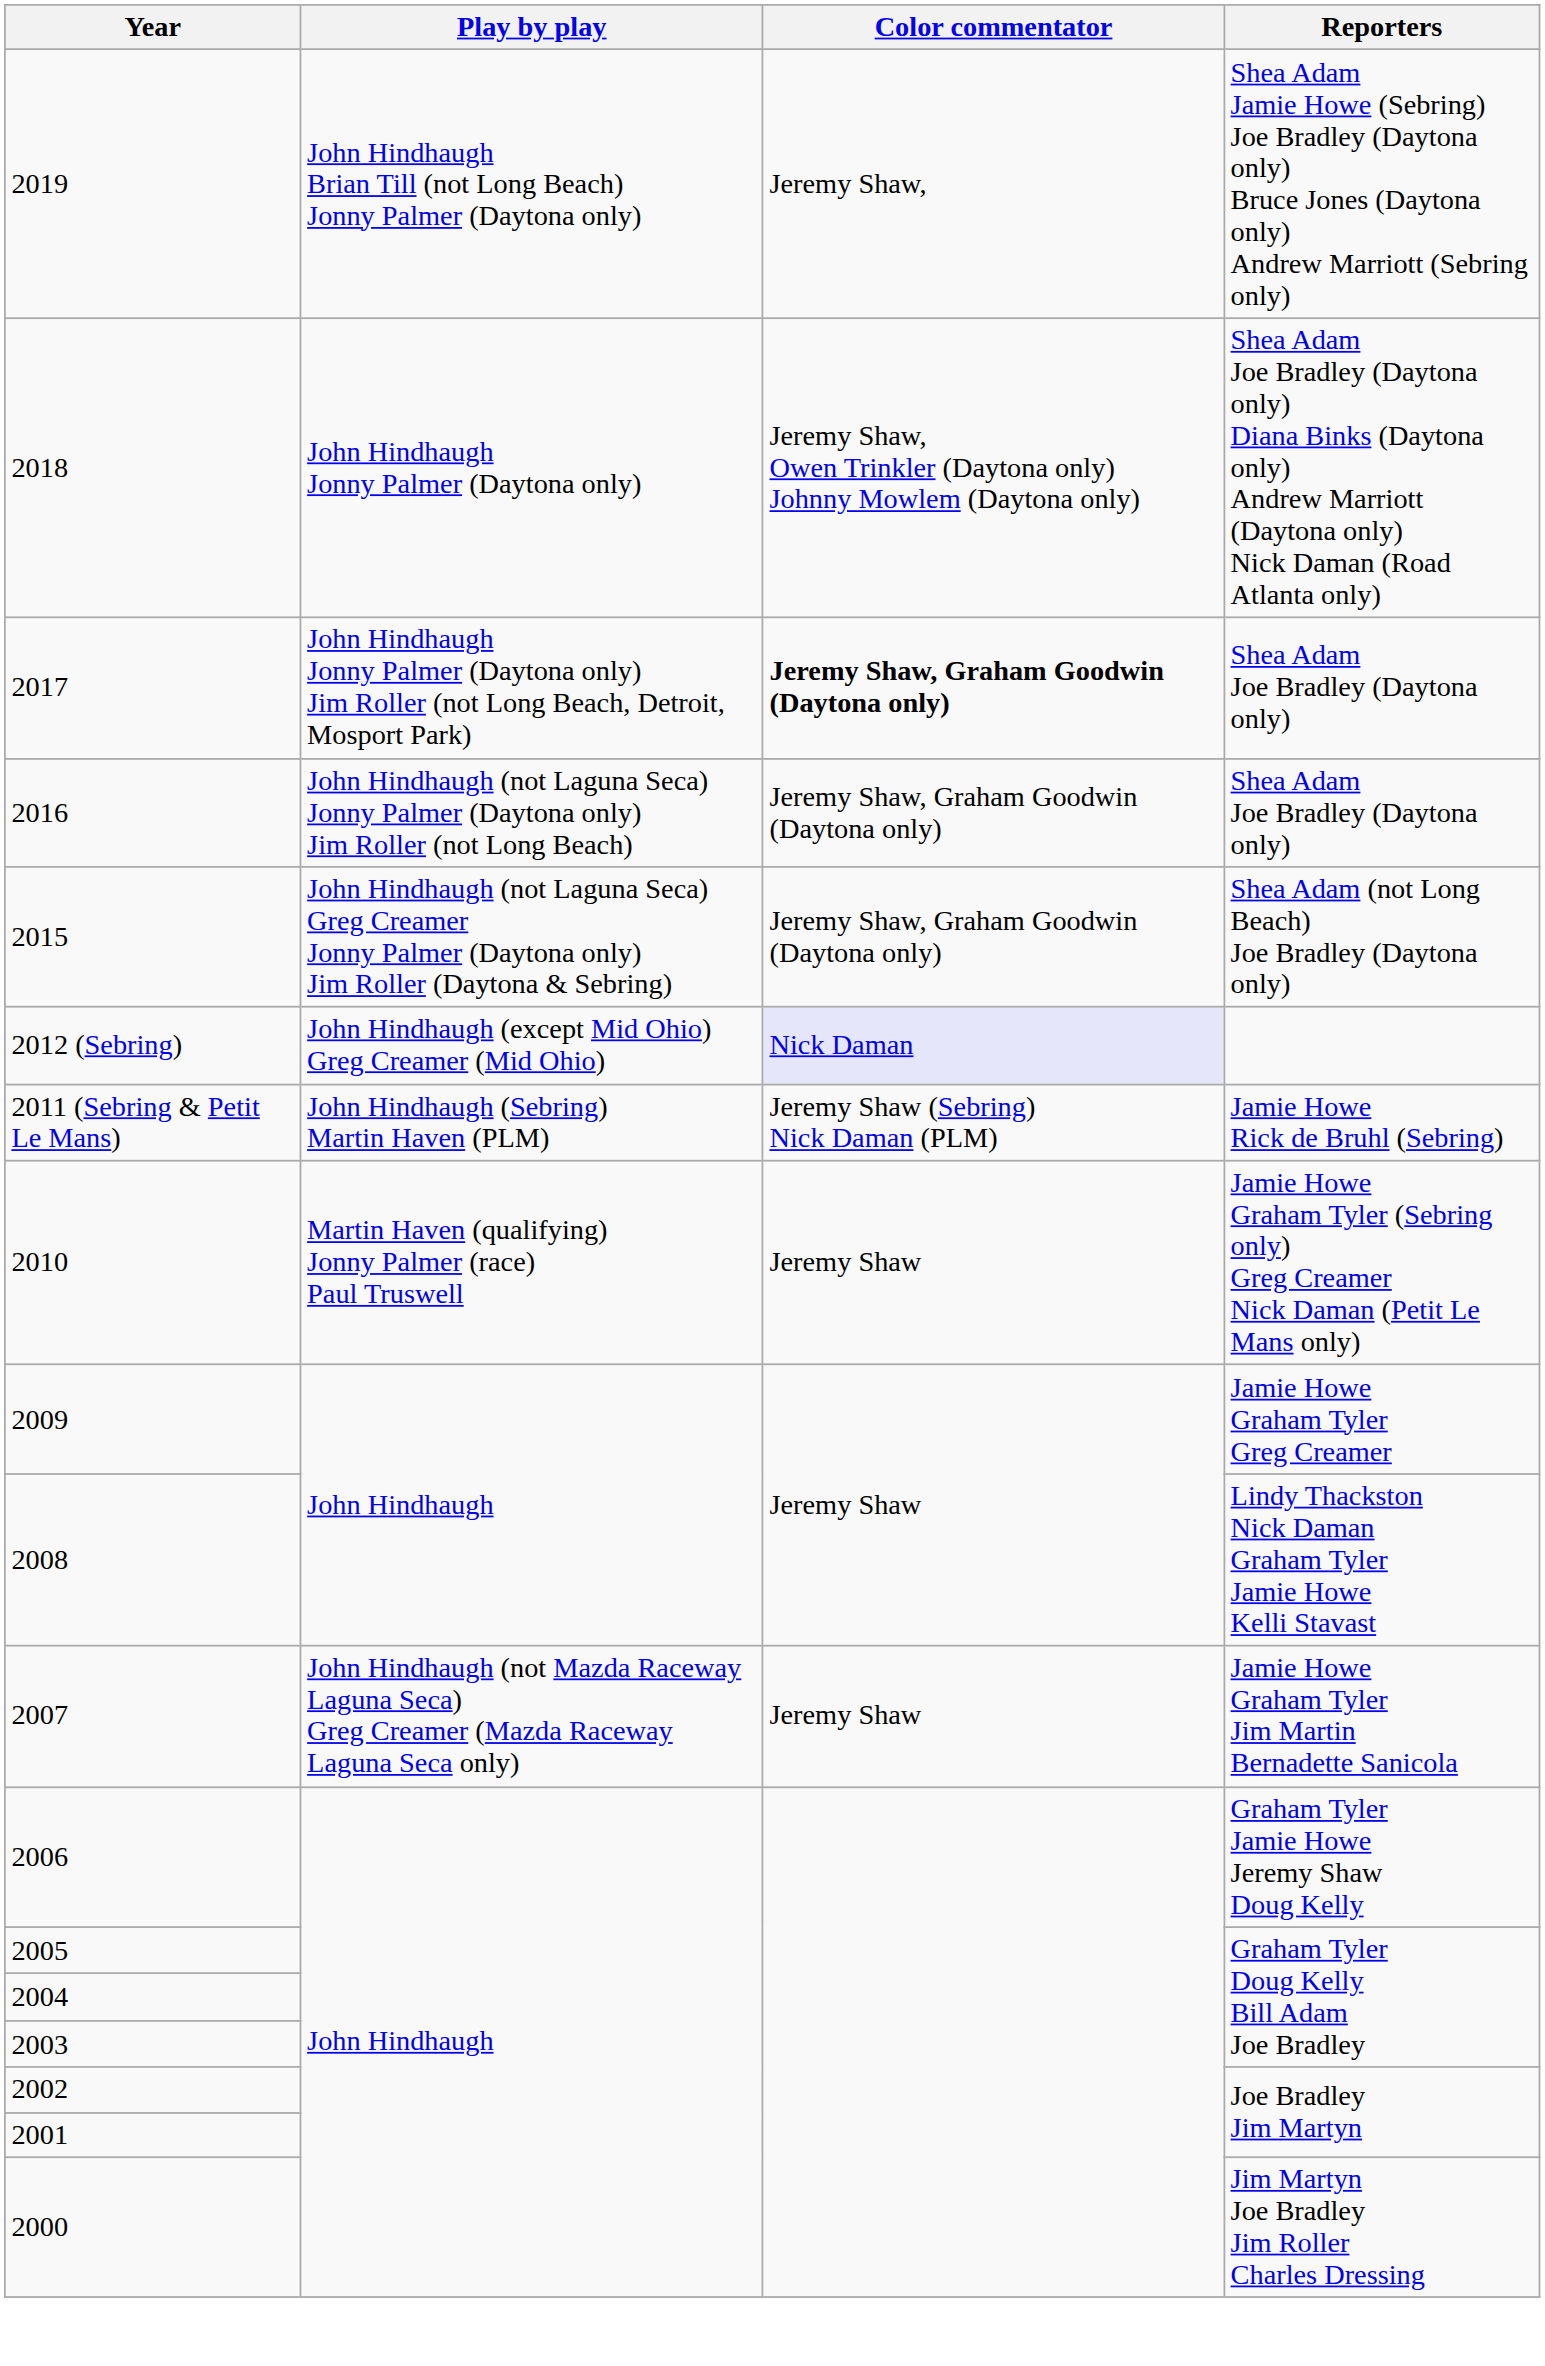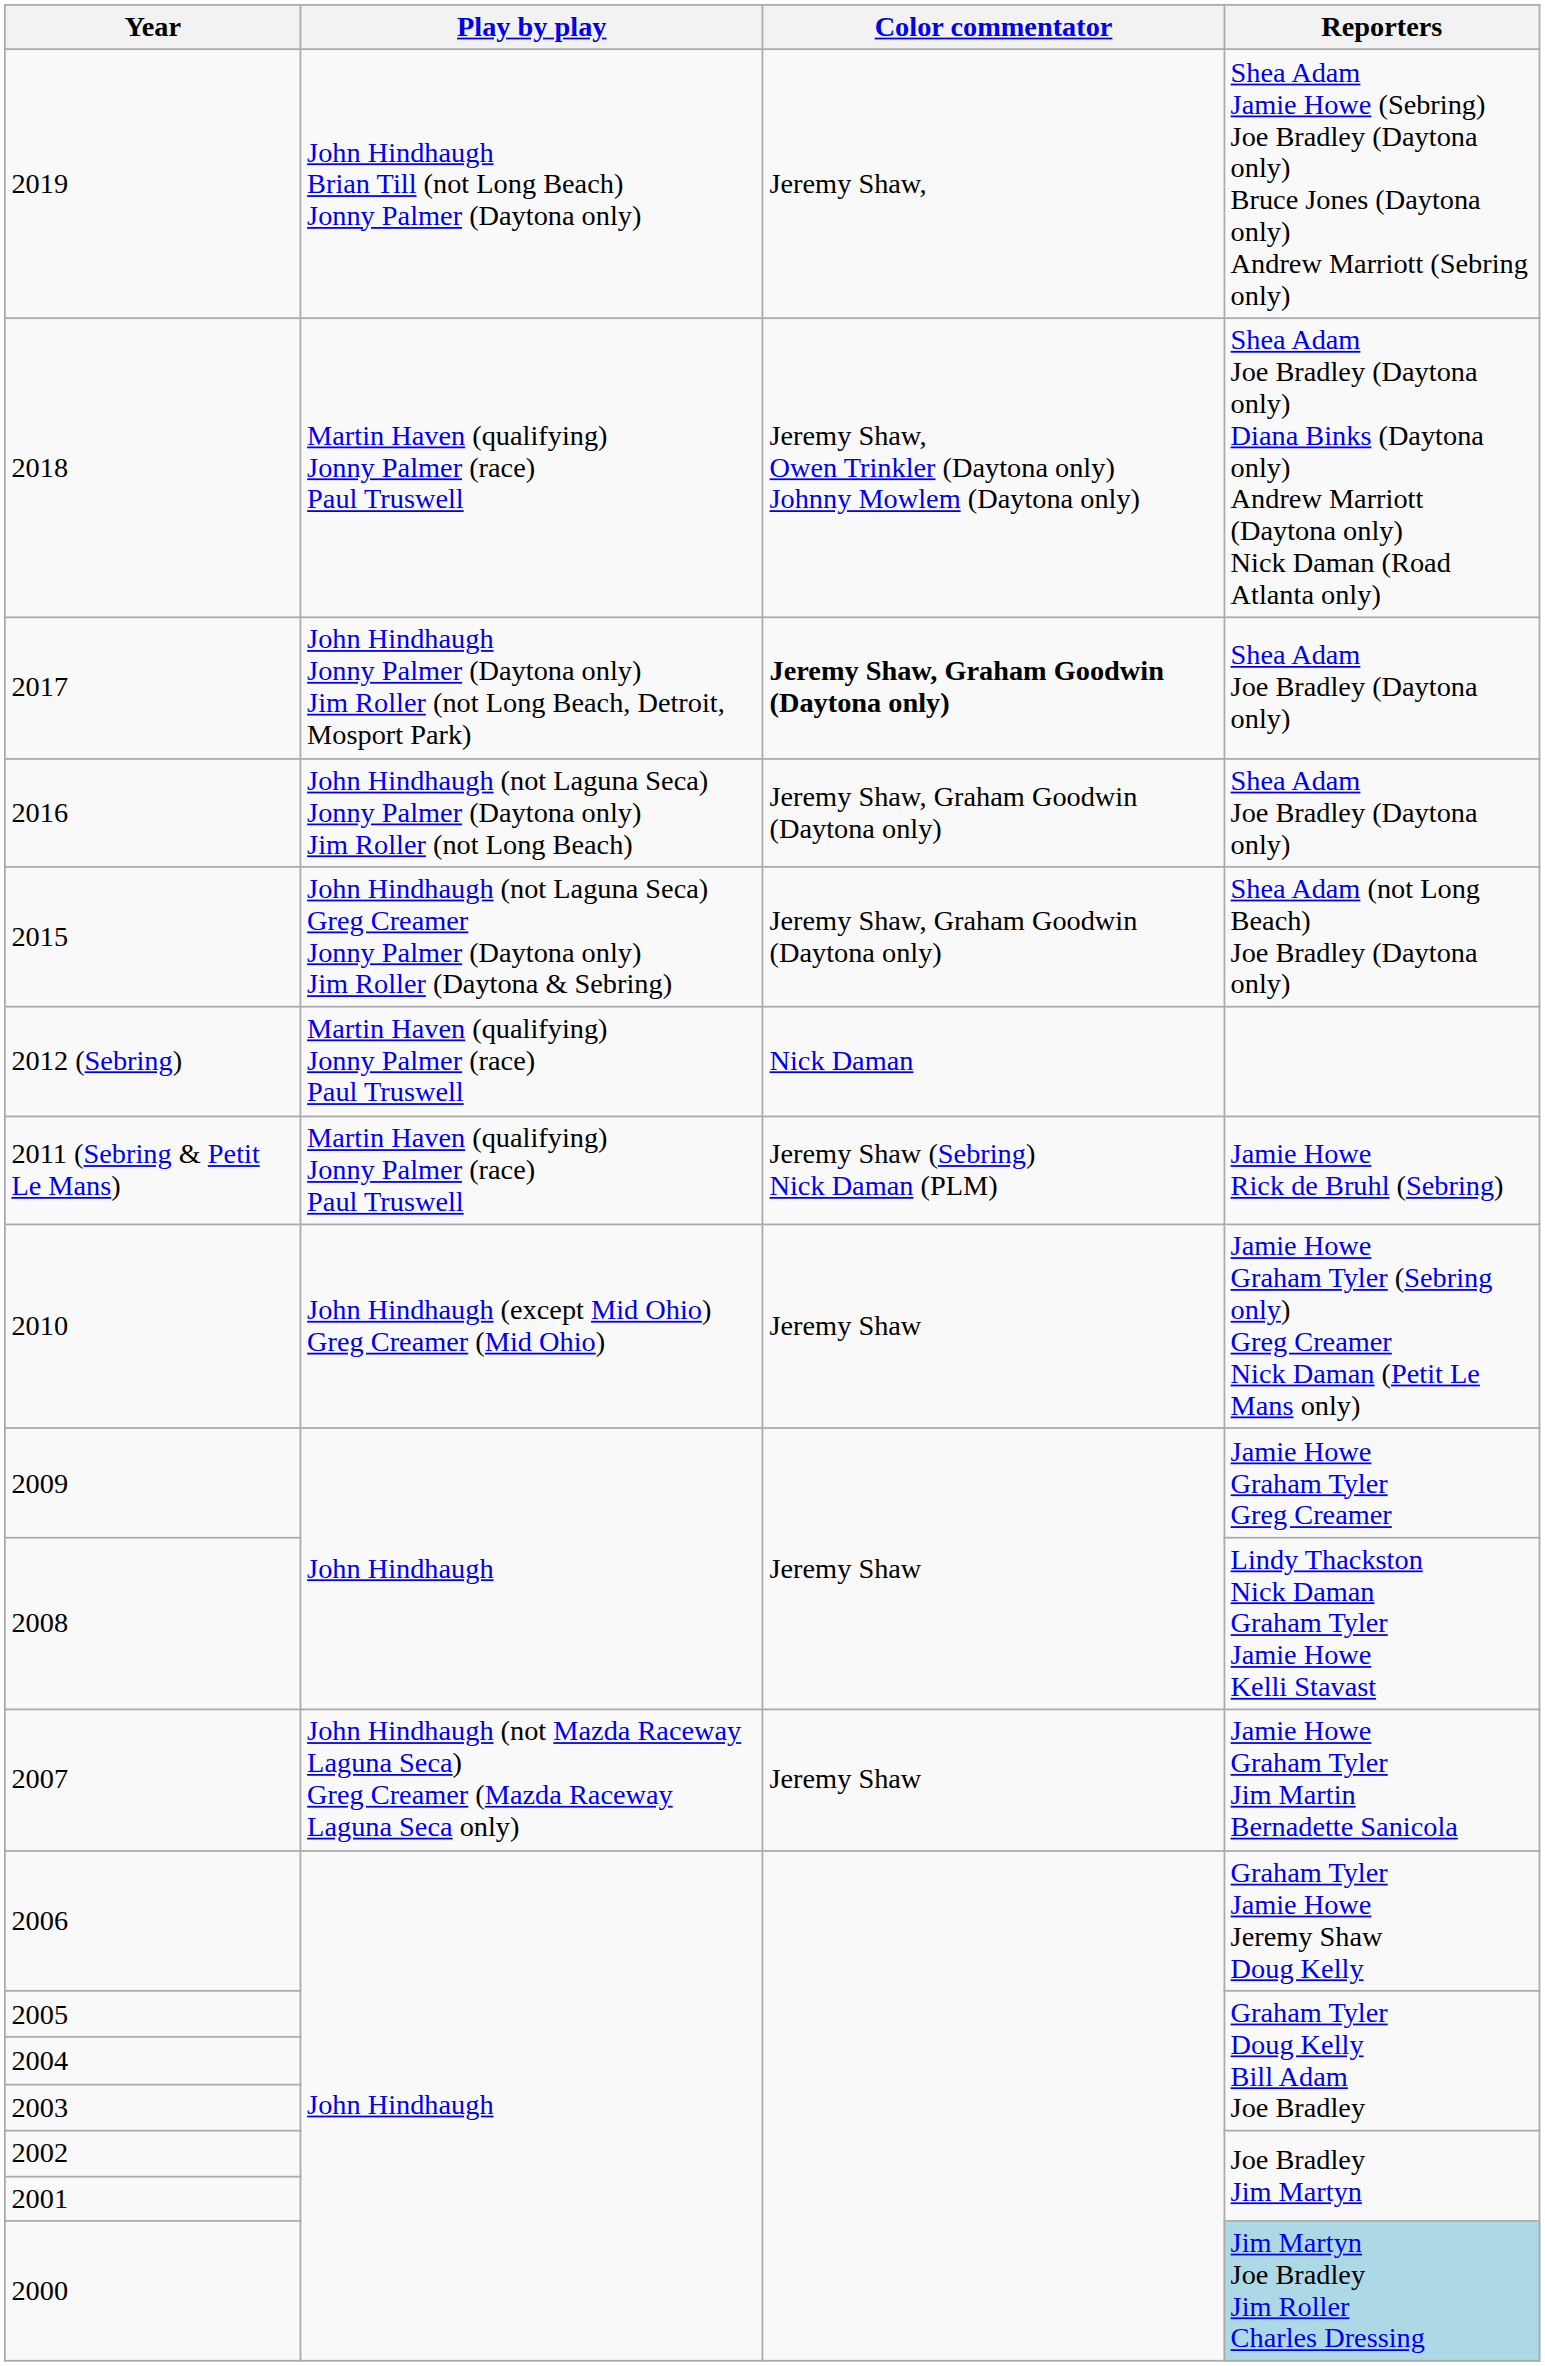(474, 467) John Hindhaugh Jonny Palmer (Daytona only) -> (457, 467) Martin Haven (qualifying) Jonny Palmer (race) Paul Truswell
(509, 1045) John Hindhaugh (except Mid Ohio) Greg Creamer (Mid Ohio) -> (457, 1061) Martin Haven (qualifying) Jonny Palmer (race) Paul Truswell
(841, 1045) lavender background -> (841, 1061) no background
(457, 1121) John Hindhaugh (Sebring) Martin Haven (PLM) -> (457, 1169) Martin Haven (qualifying) Jonny Palmer (race) Paul Truswell
(457, 1262) Martin Haven (qualifying) Jonny Palmer (race) Paul Truswell -> (509, 1326) John Hindhaugh (except Mid Ohio) Greg Creamer (Mid Ohio)
(1328, 2227) no background -> (1328, 2290) lightblue background
